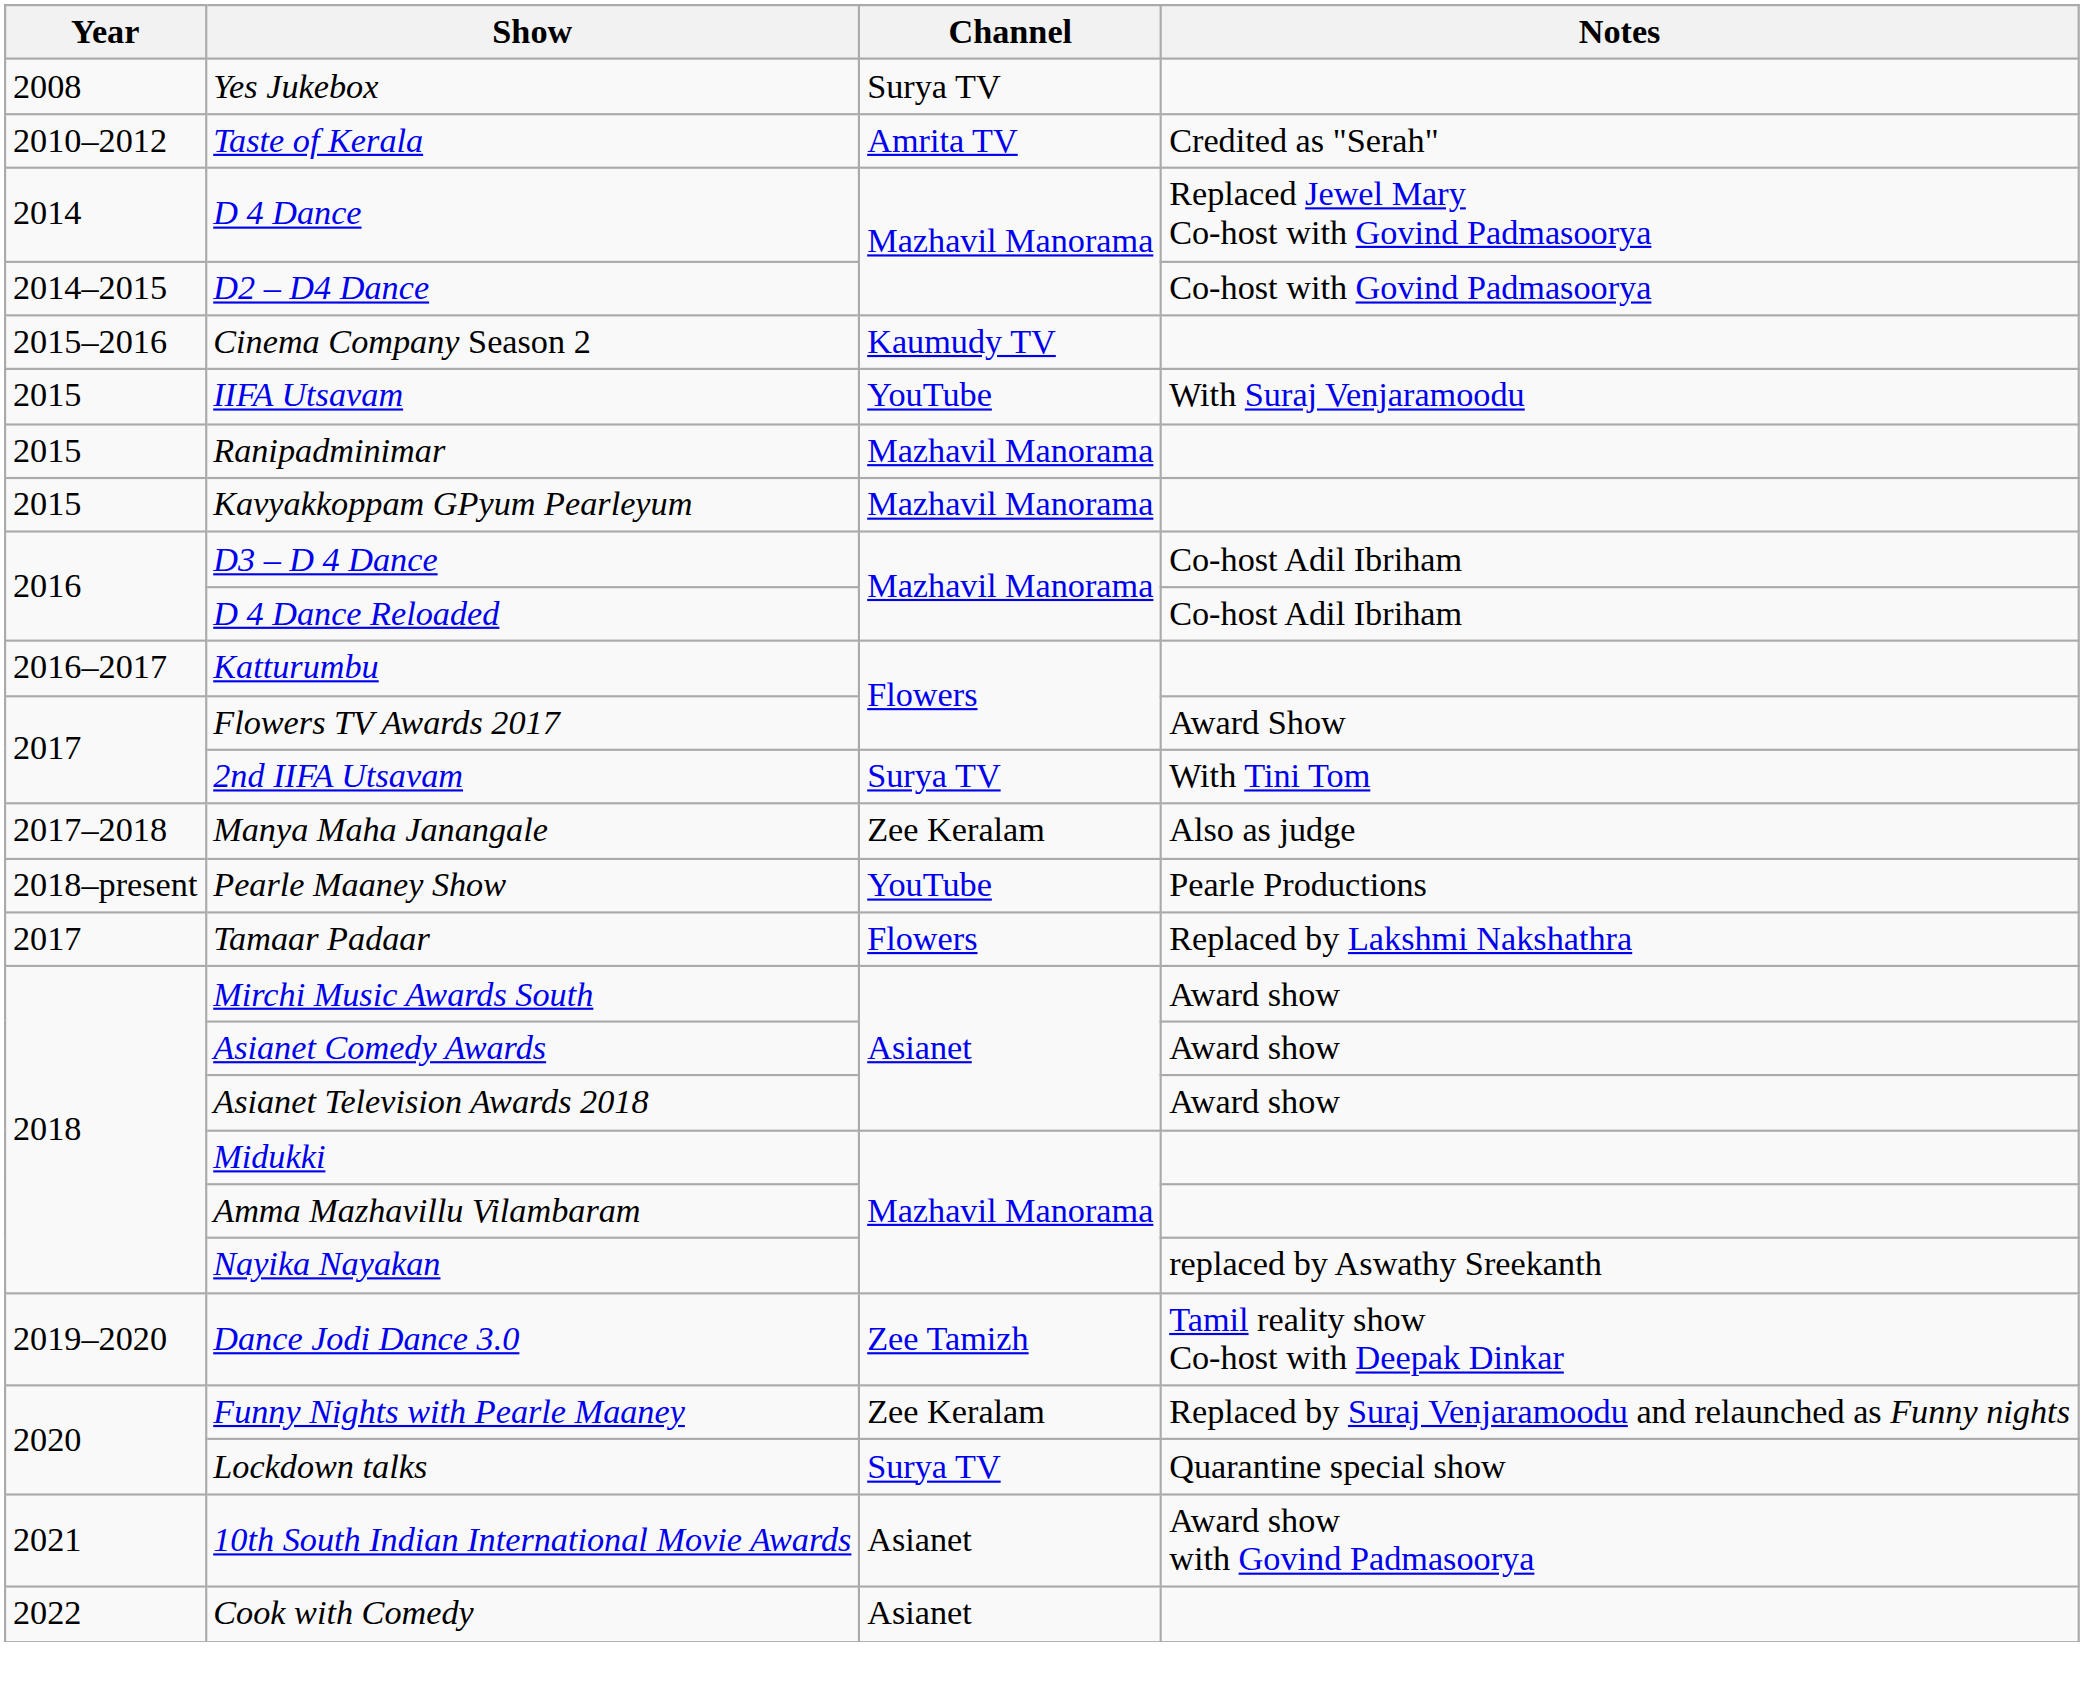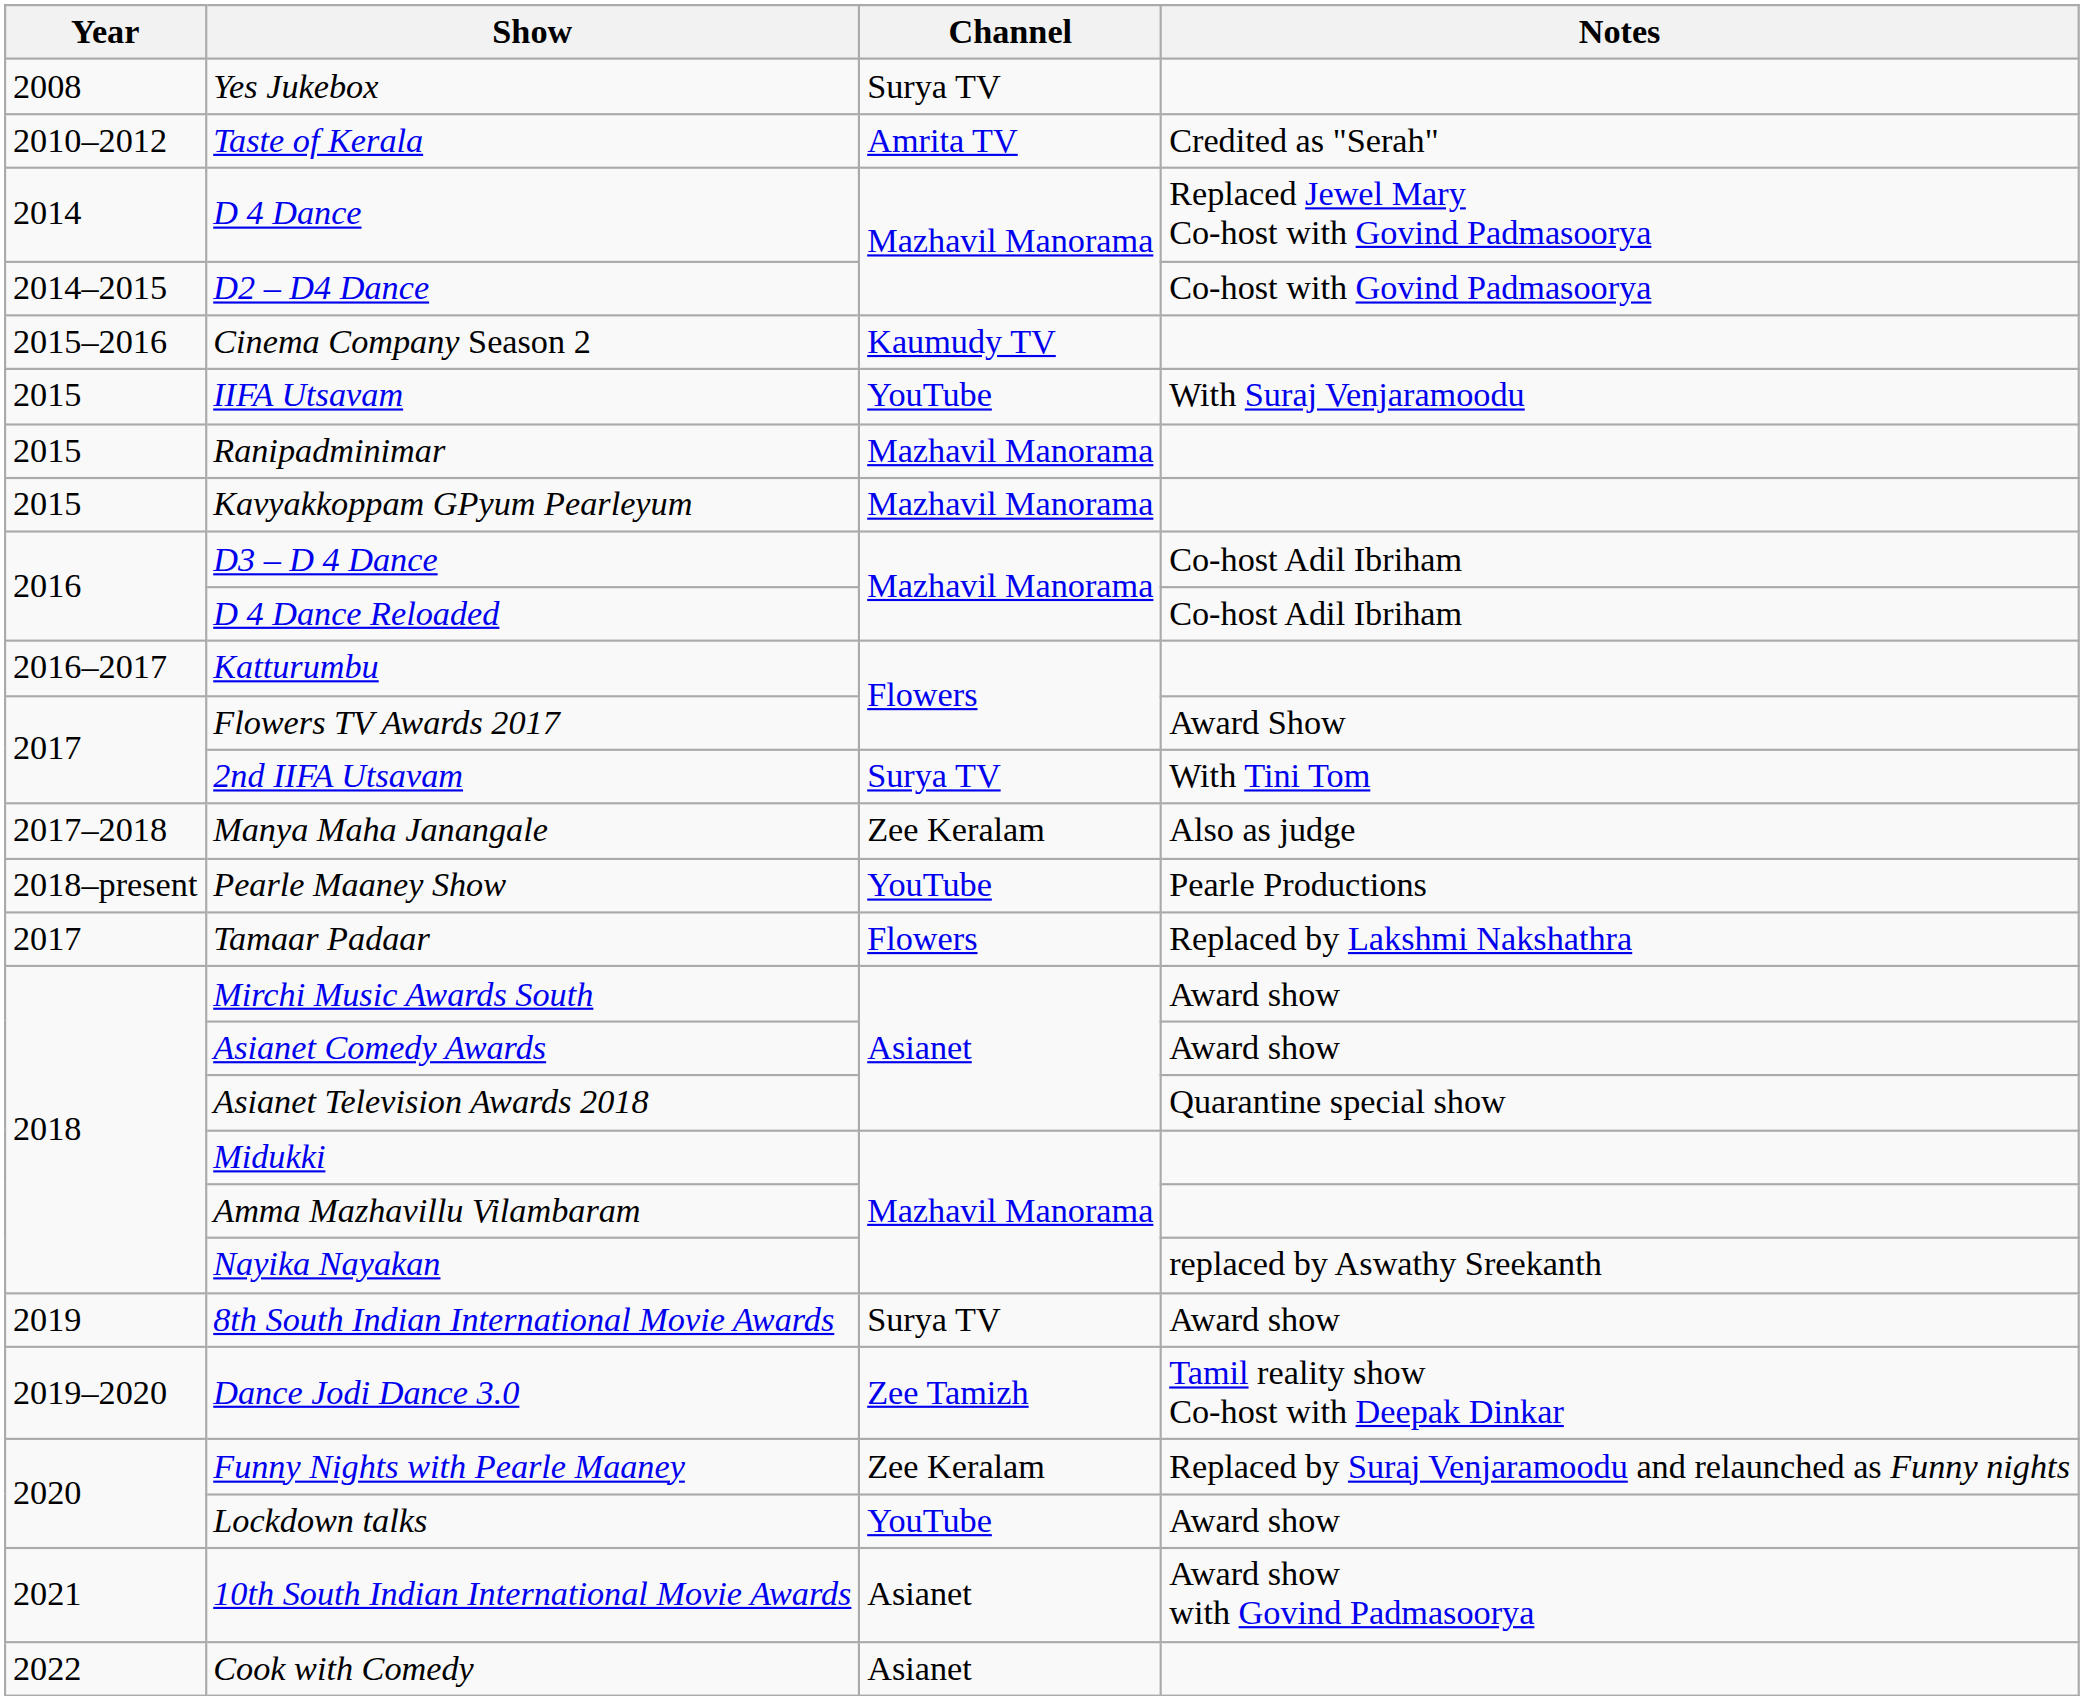(1255, 1101) Award show -> (1337, 1101) Quarantine special show
+ row: (524, 1319)
(934, 1466) Surya TV -> (930, 1520) YouTube
(1337, 1466) Quarantine special show -> (1255, 1520) Award show
